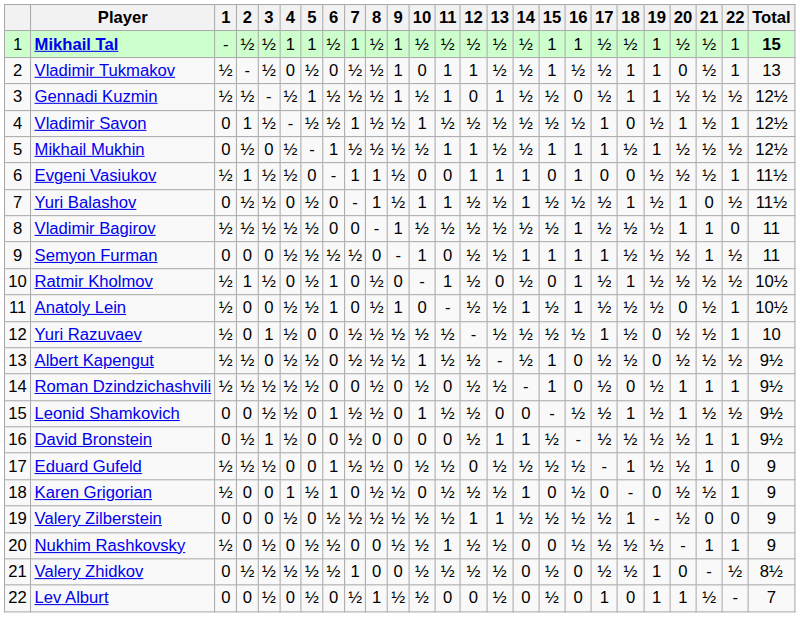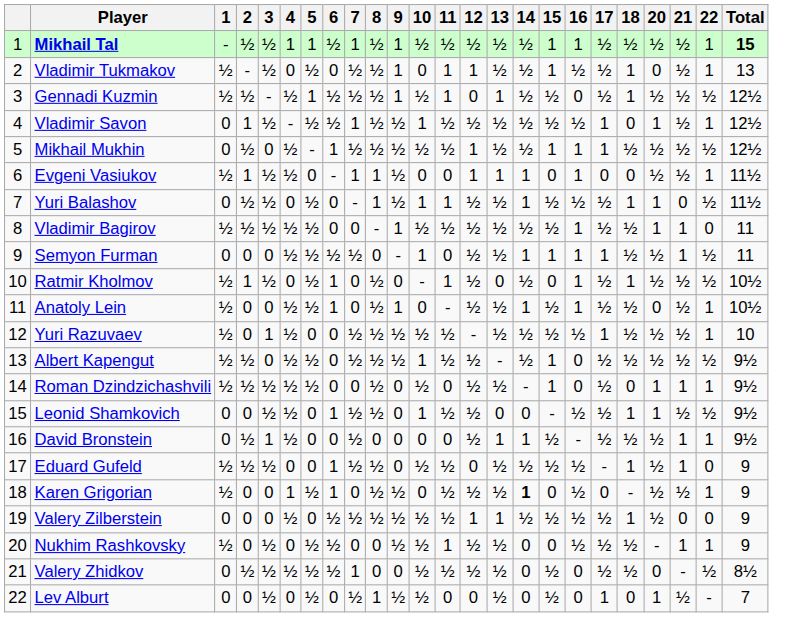- column: (657, 17)
(448, 149) 1 -> (448, 149) ½
(526, 492) normal -> (526, 492) bold
